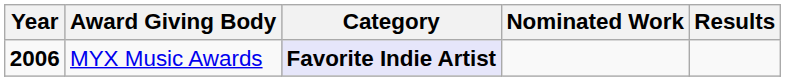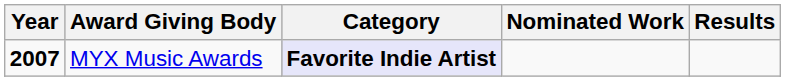(35, 57) 2006 -> (35, 57) 2007
